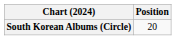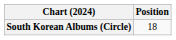(152, 27) 20 -> (152, 27) 18
